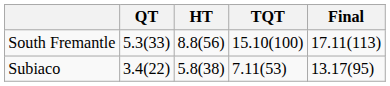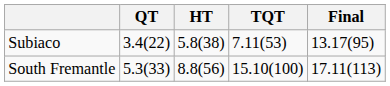rows swapped: (62, 42) <-> (34, 68)
